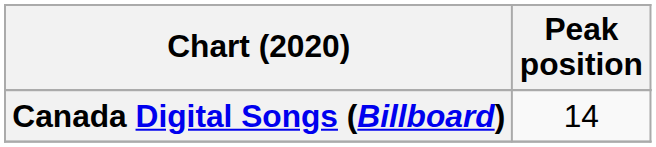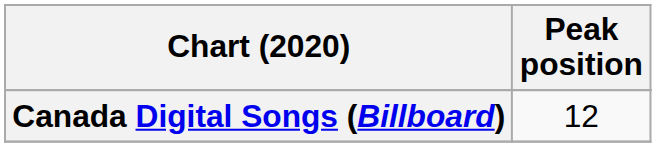(581, 115) 14 -> (581, 115) 12
